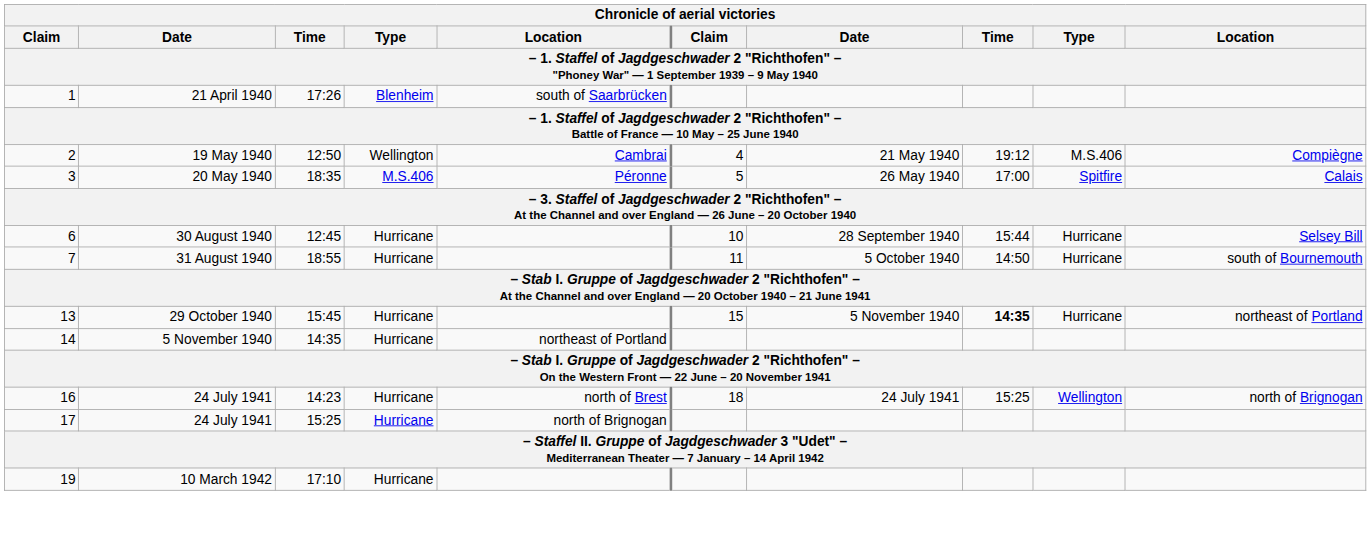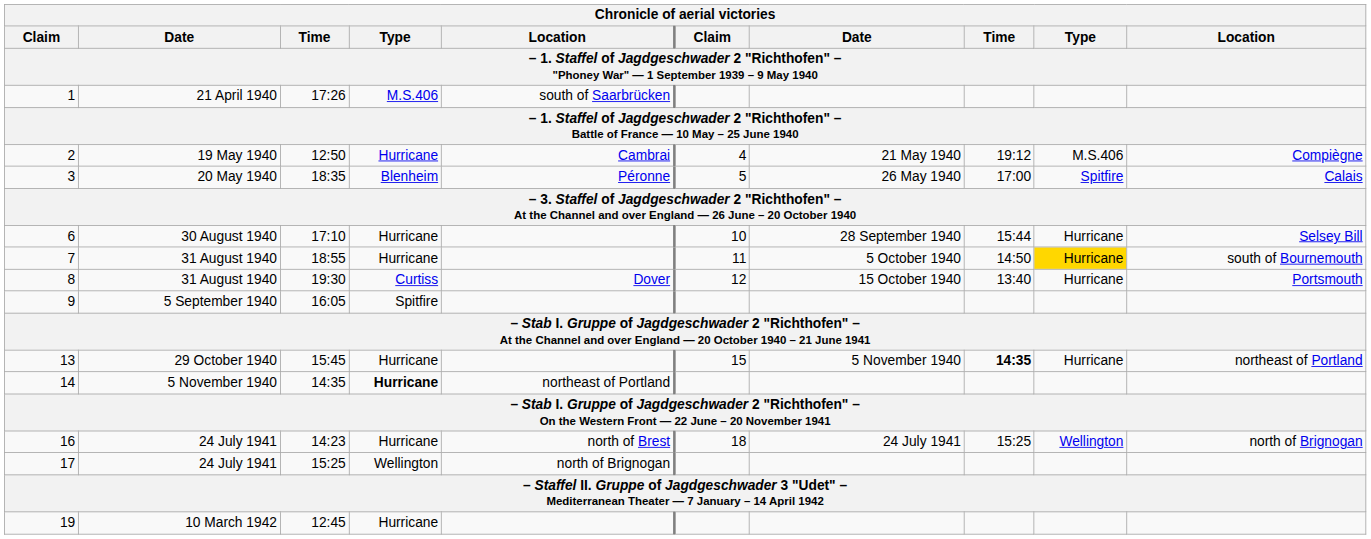(405, 96) Blenheim -> (412, 96) M.S.406
(401, 155) Wellington -> (408, 155) Hurricane
(408, 177) M.S.406 -> (409, 177) Blenheim
(324, 236) 12:45 -> (329, 236) 17:10
(1092, 258) no background -> (1094, 258) gold background
+ row: (71, 280)
+ row: (71, 301)
(404, 339) normal -> (406, 382) bold
(404, 420) Hurricane -> (406, 463) Wellington
(324, 479) 17:10 -> (329, 522) 12:45
